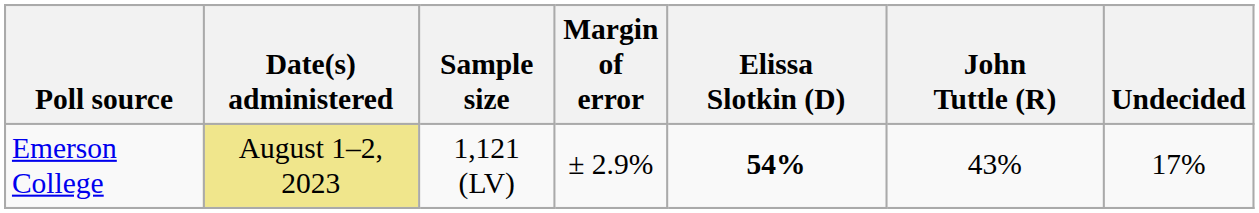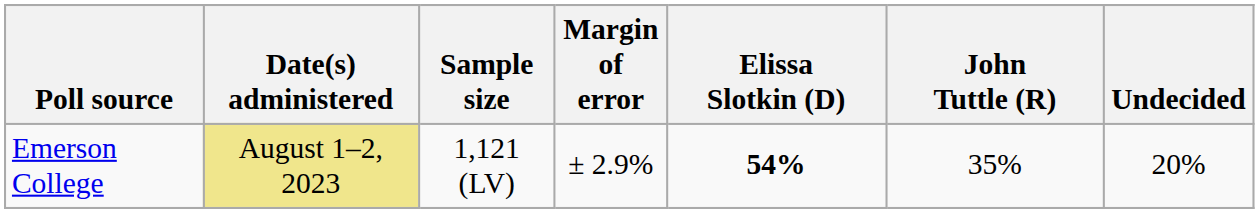(995, 165) 43% -> (995, 165) 35%
(1179, 165) 17% -> (1179, 165) 20%
